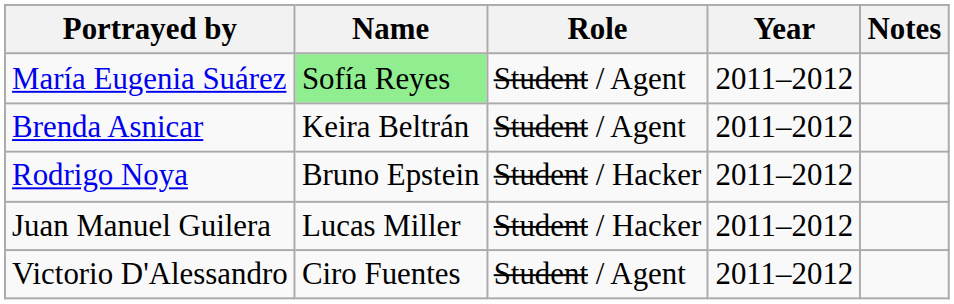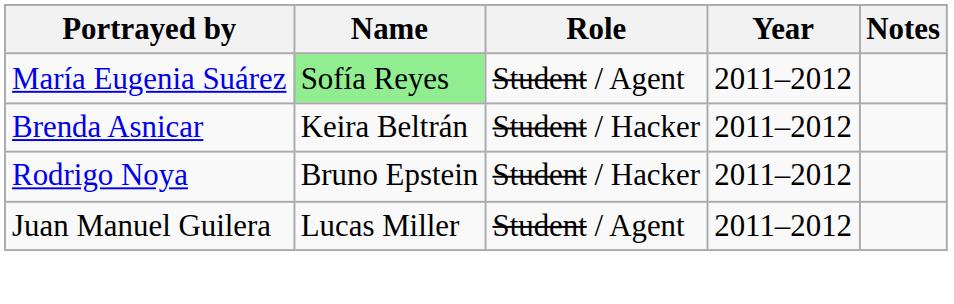(590, 126) Student / Agent -> (596, 126) Student / Hacker
(597, 224) Student / Hacker -> (589, 224) Student / Agent
- row: (150, 273)
